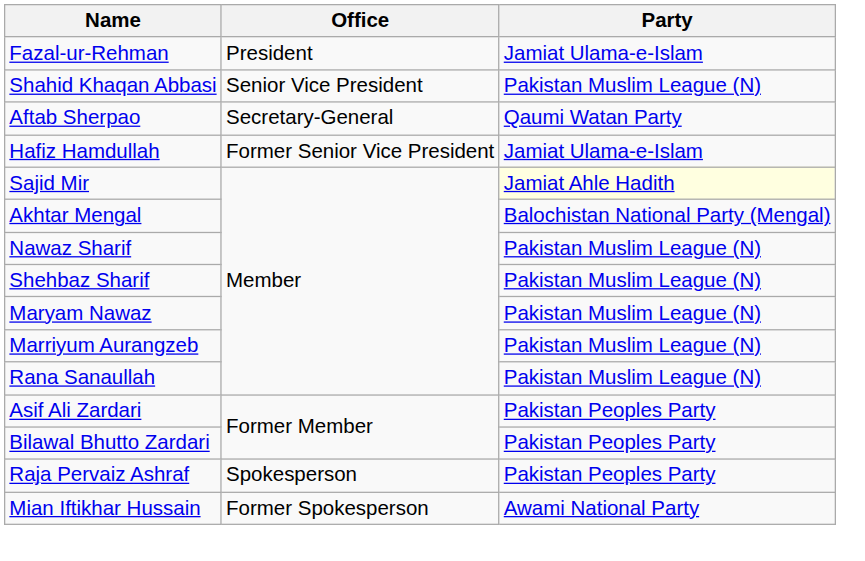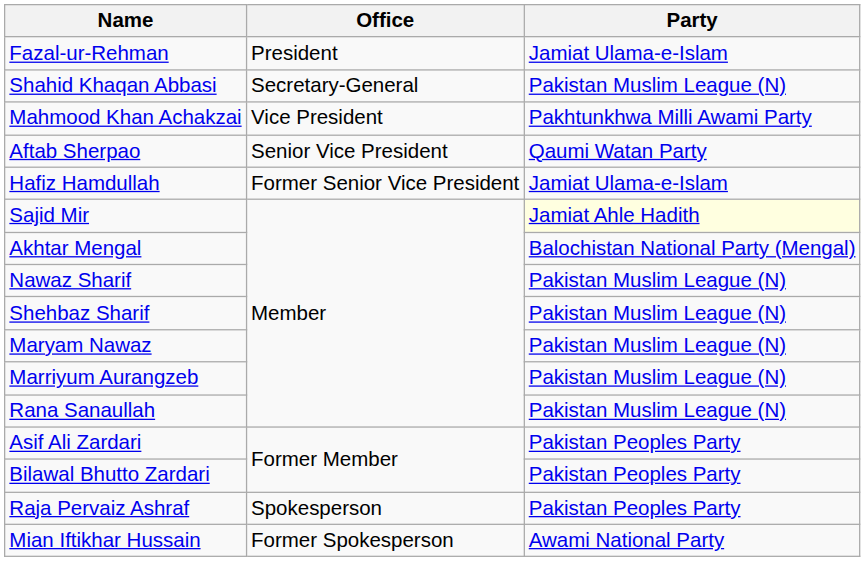(324, 85) Senior Vice President -> (335, 85) Secretary-General
+ row: (125, 118)
(310, 118) Secretary-General -> (349, 150) Senior Vice President
